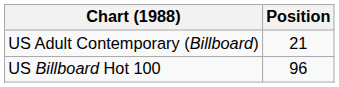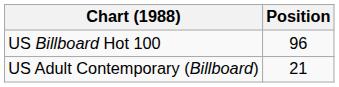rows swapped: (84, 69) <-> (133, 43)
